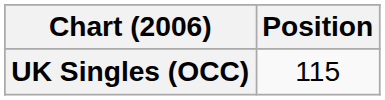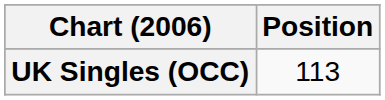(318, 71) 115 -> (318, 71) 113
